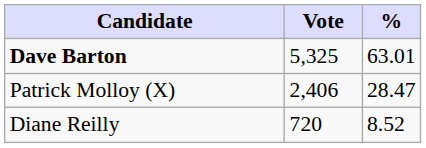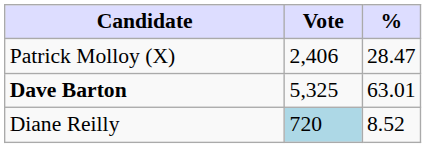rows swapped: (68, 55) <-> (92, 90)
(306, 124) no background -> (306, 124) lightblue background
